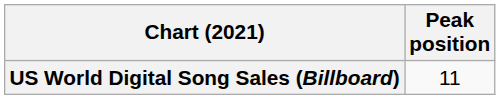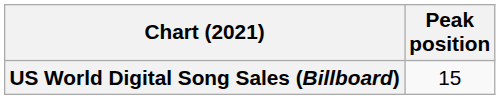(450, 77) 11 -> (450, 77) 15
